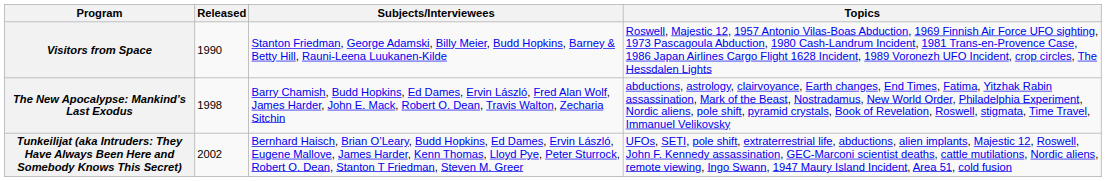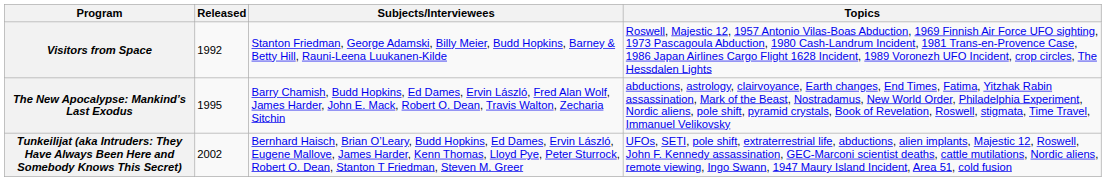(210, 50) 1990 -> (210, 50) 1992
(210, 105) 1998 -> (210, 105) 1995
